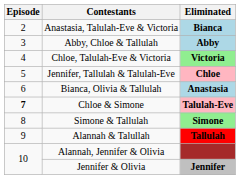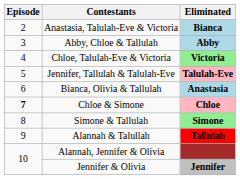(208, 74) Chloe -> (208, 74) Talulah-Eve
(208, 105) Talulah-Eve -> (208, 105) Chloe
